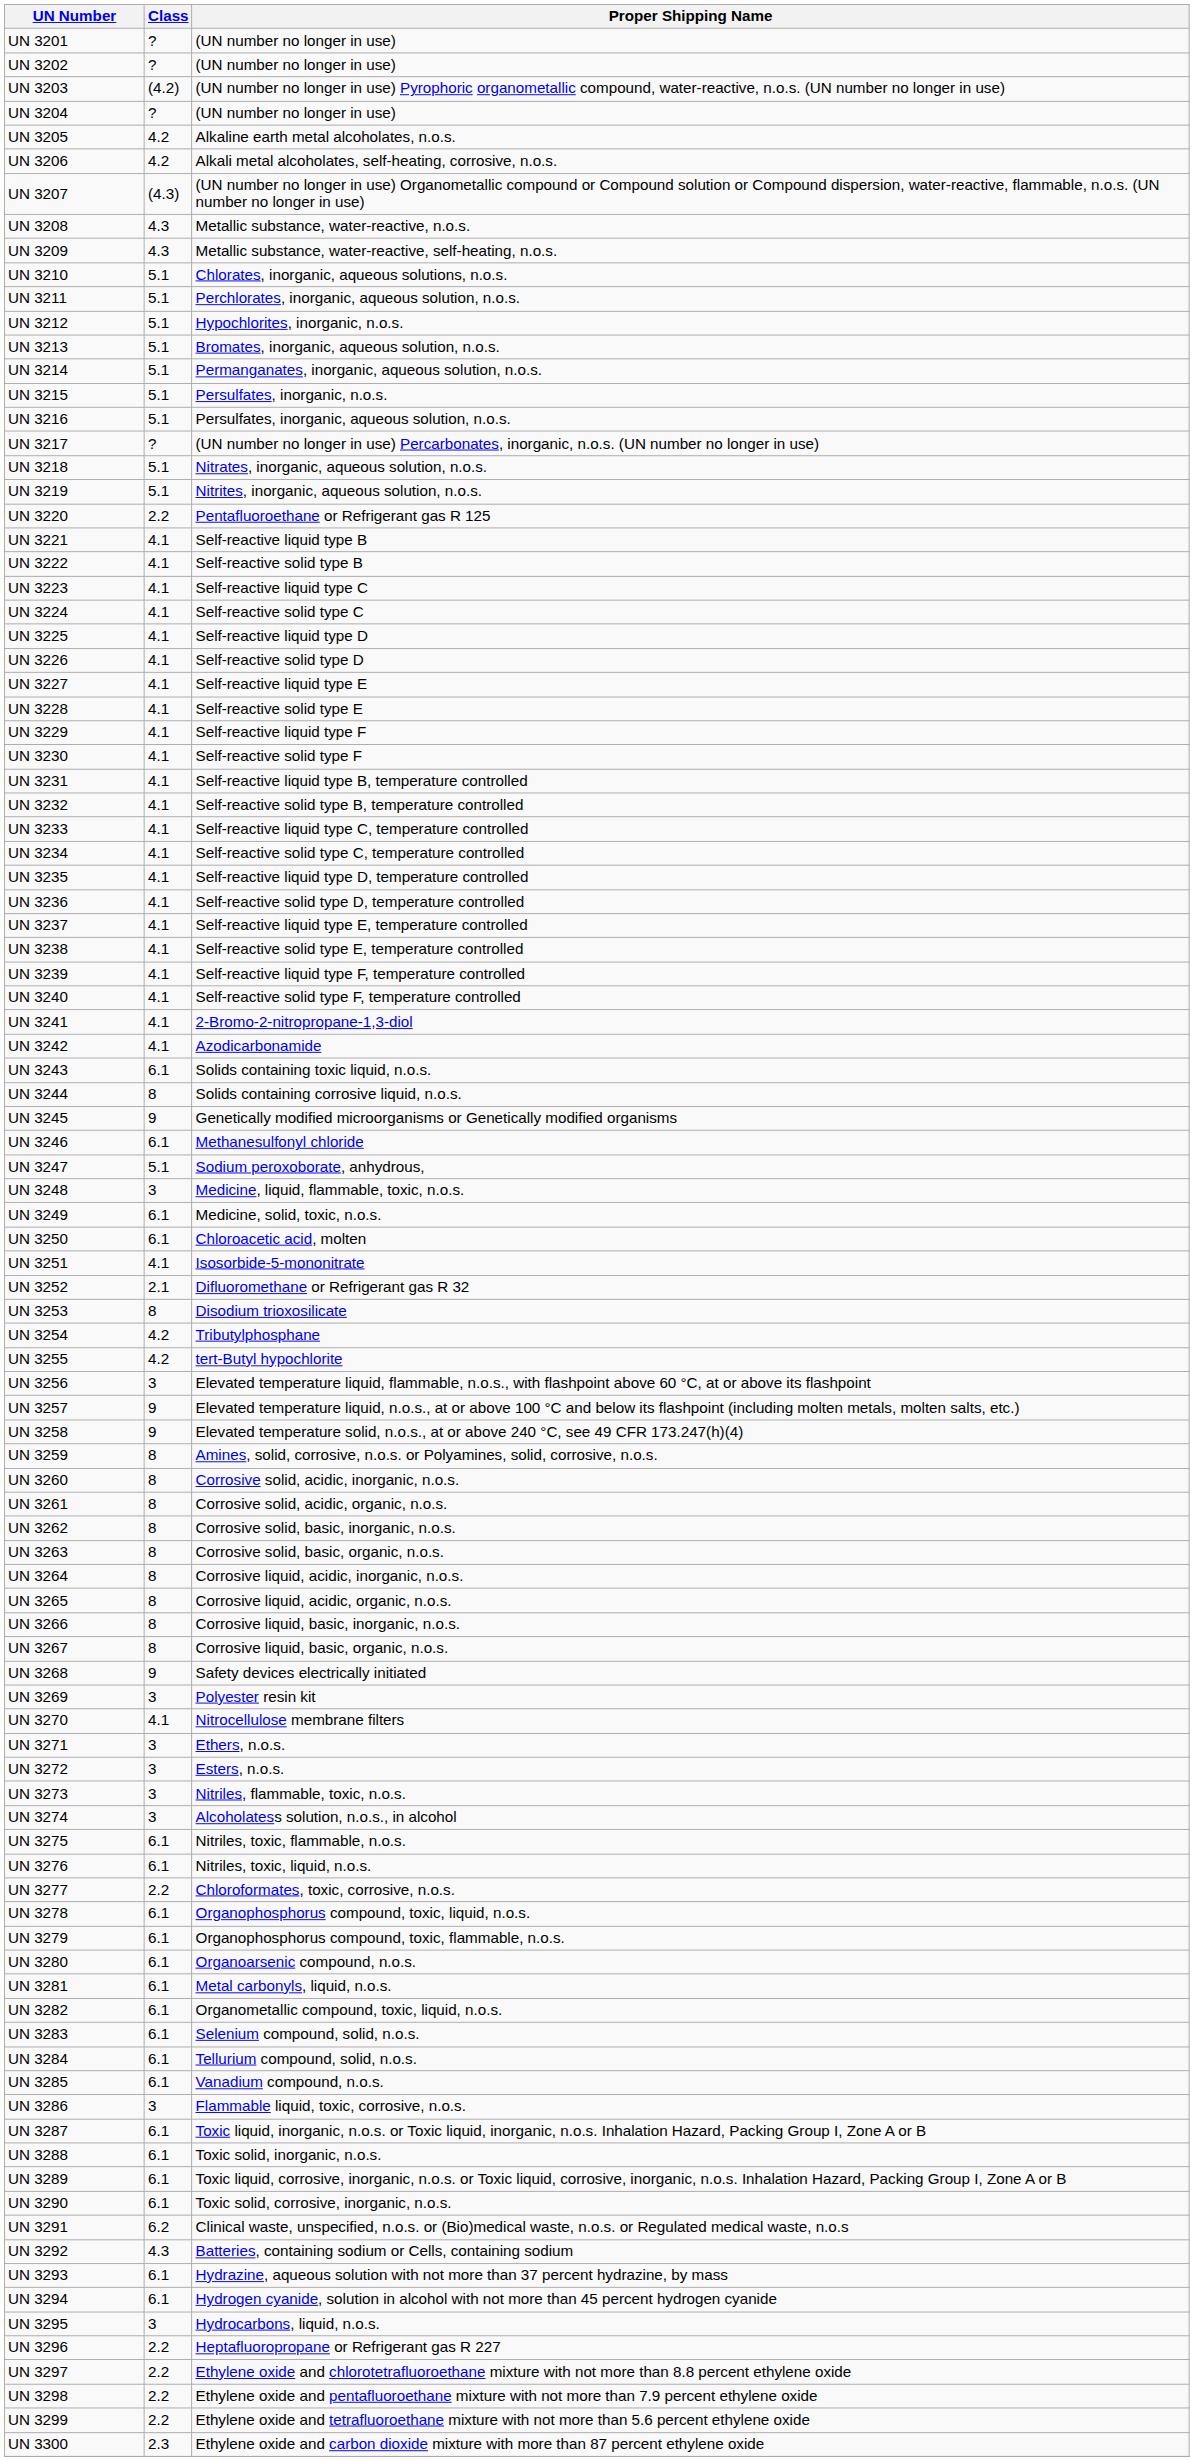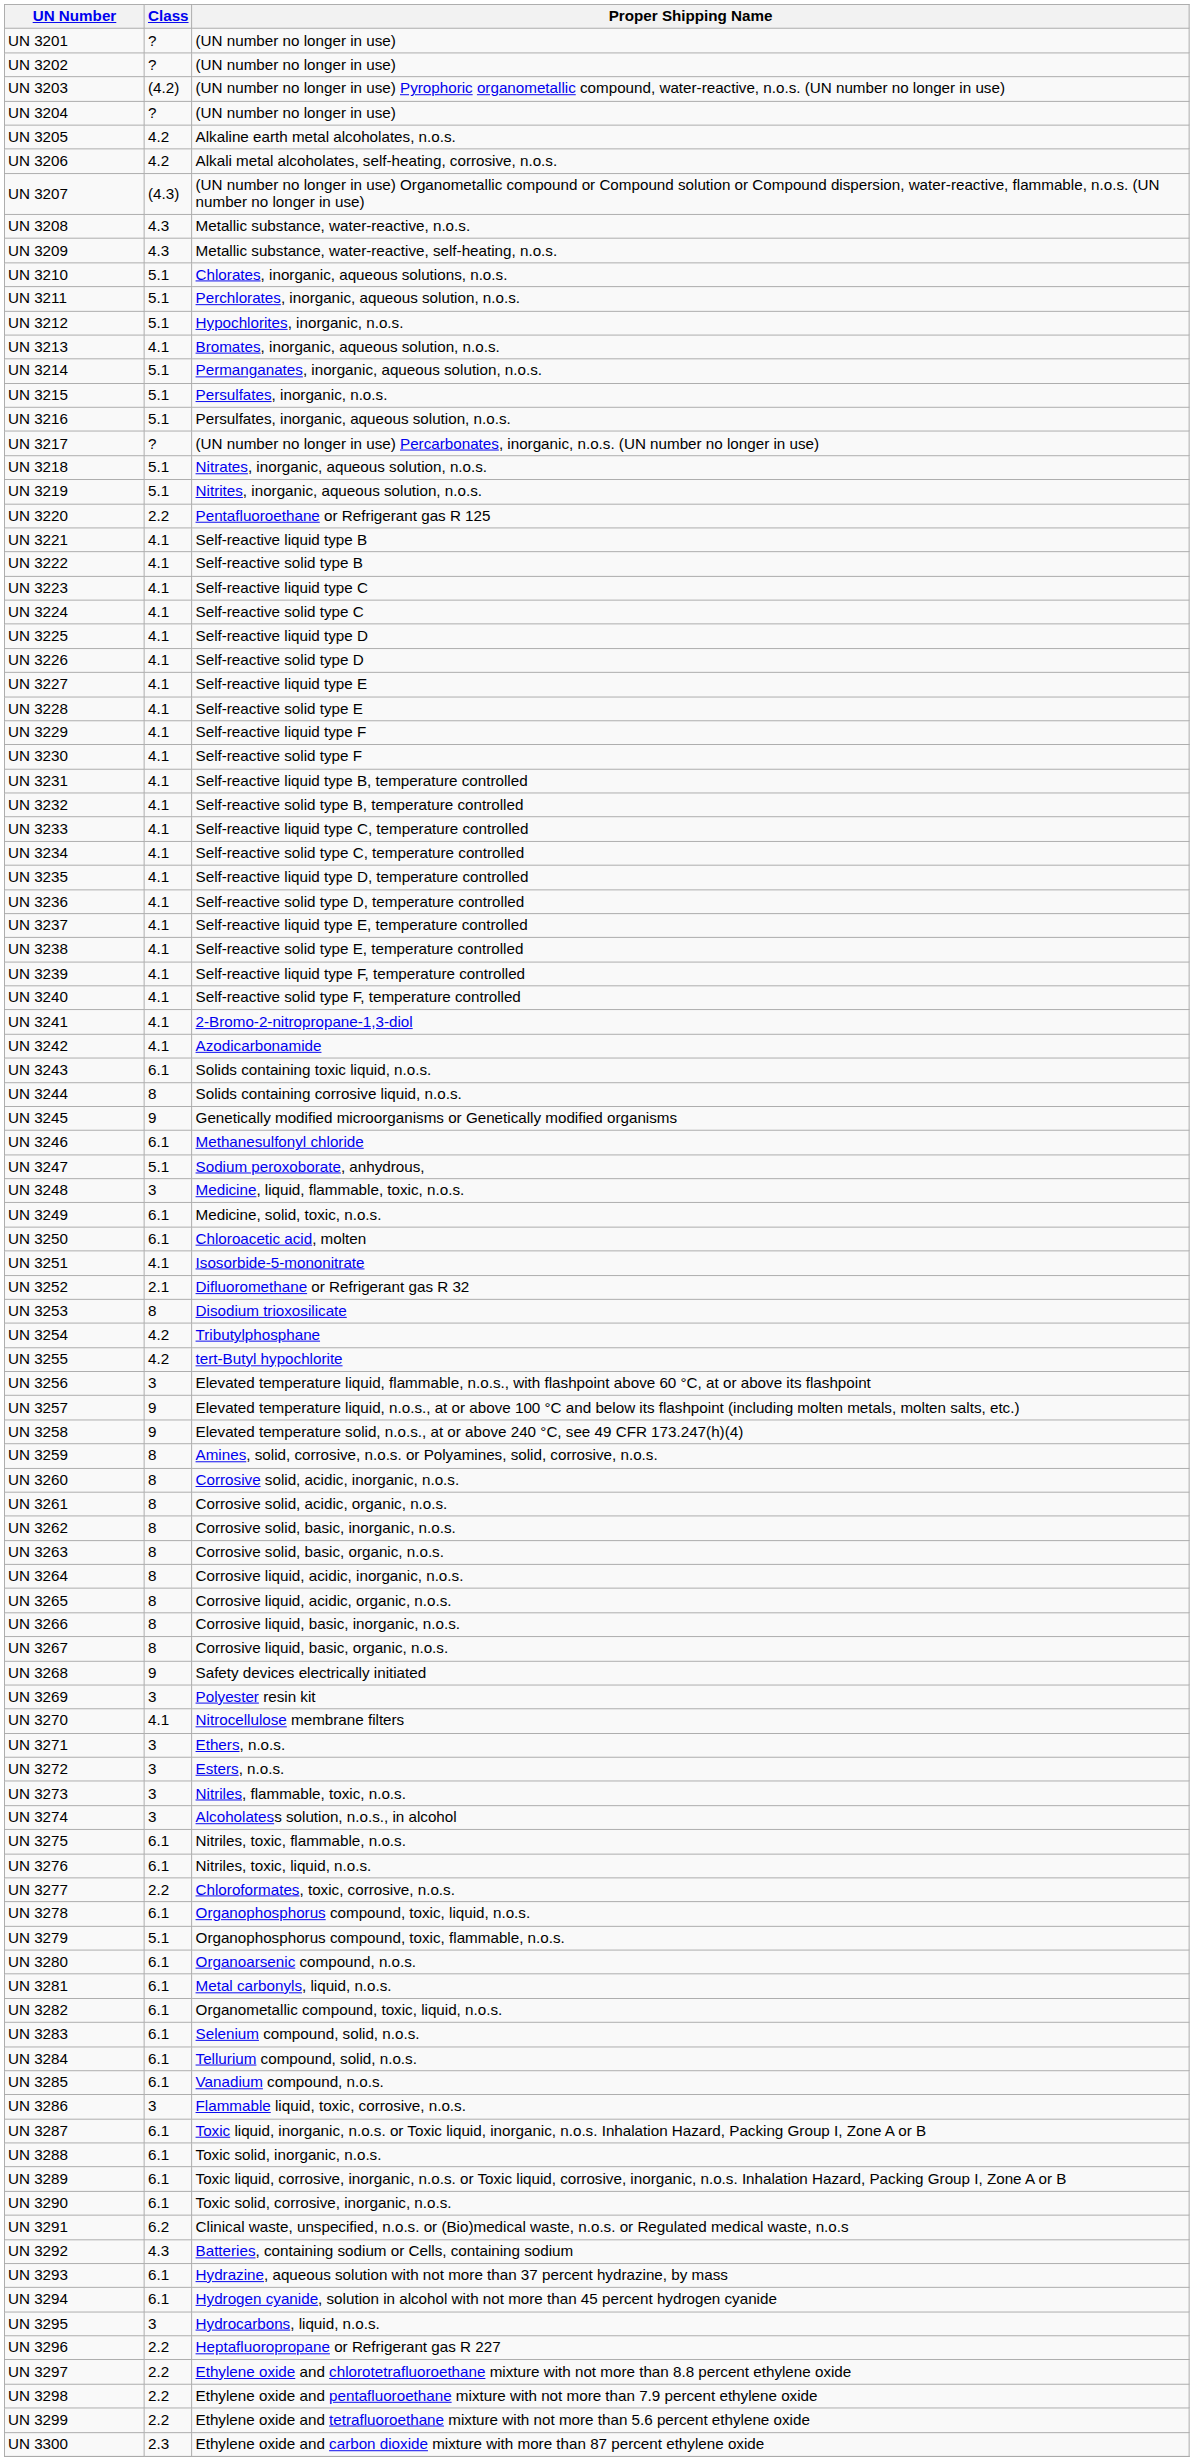(159, 347) 5.1 -> (159, 347) 4.1
(159, 1938) 6.1 -> (159, 1938) 5.1
